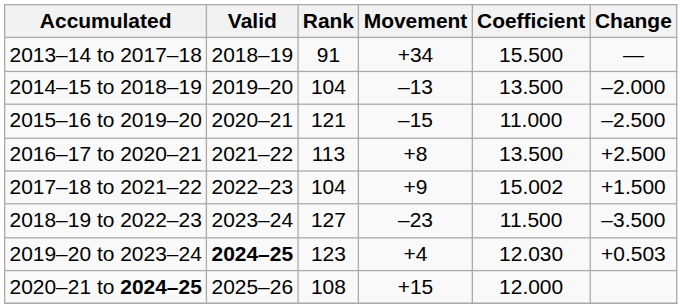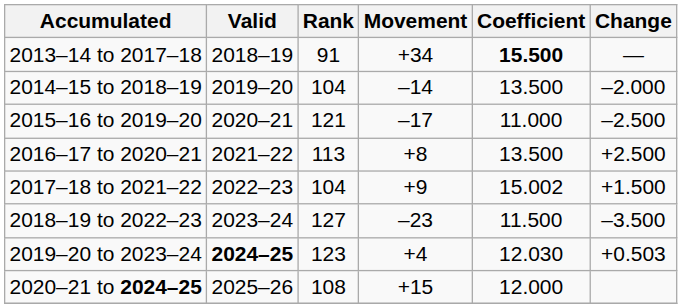(531, 54) normal -> (531, 54) bold
(415, 87) –13 -> (415, 87) –14
(415, 120) –15 -> (415, 120) –17
